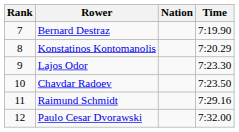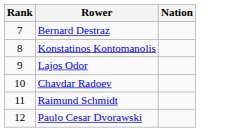- column: (215, 13)
